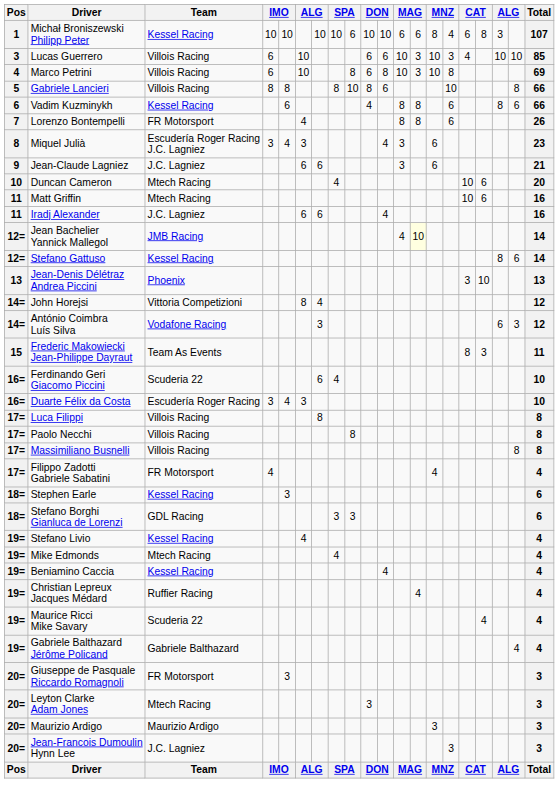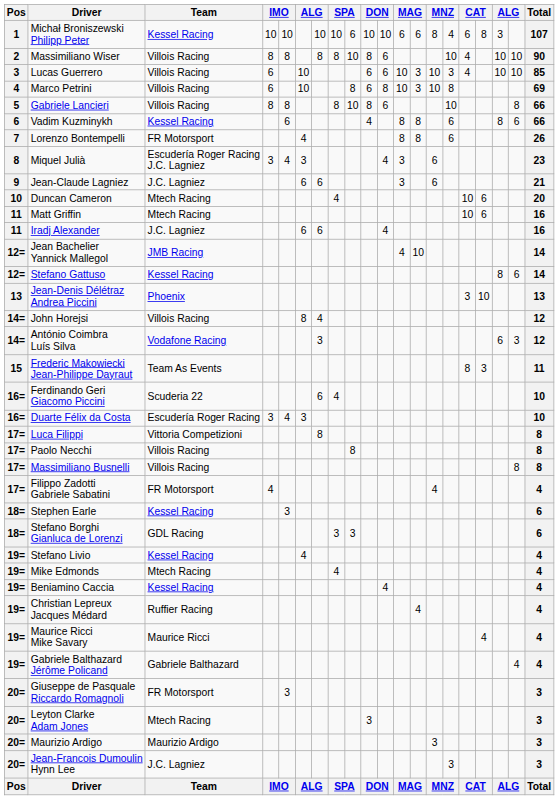+ row: (75, 56)
(418, 236) lightyellow background -> (418, 252) no background
(195, 302) Vittoria Competizioni -> (178, 318) Villois Racing
(178, 418) Villois Racing -> (195, 434) Vittoria Competizioni
(175, 621) Scuderia 22 -> (179, 637) Maurice Ricci
